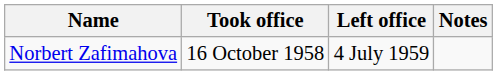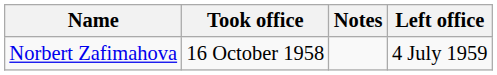columns swapped: (381, 20) <-> (463, 20)
